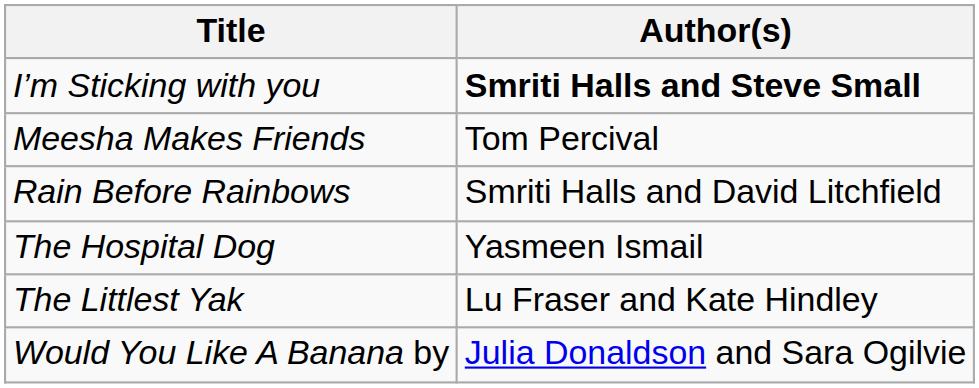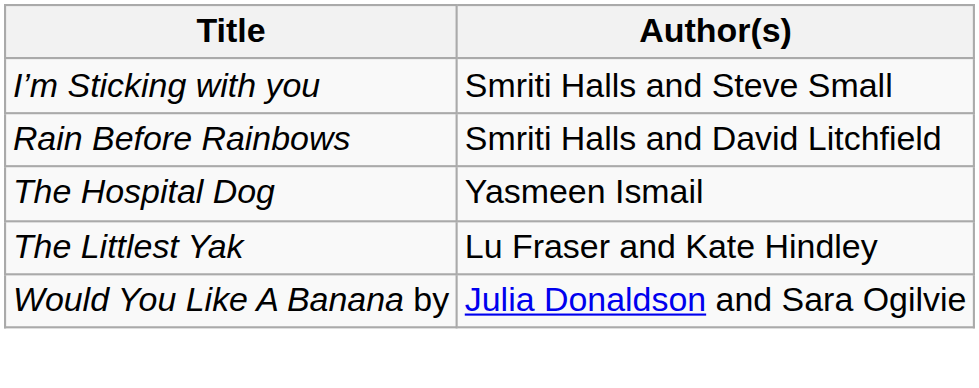(693, 85) bold -> (679, 85) normal
- row: (189, 138)
